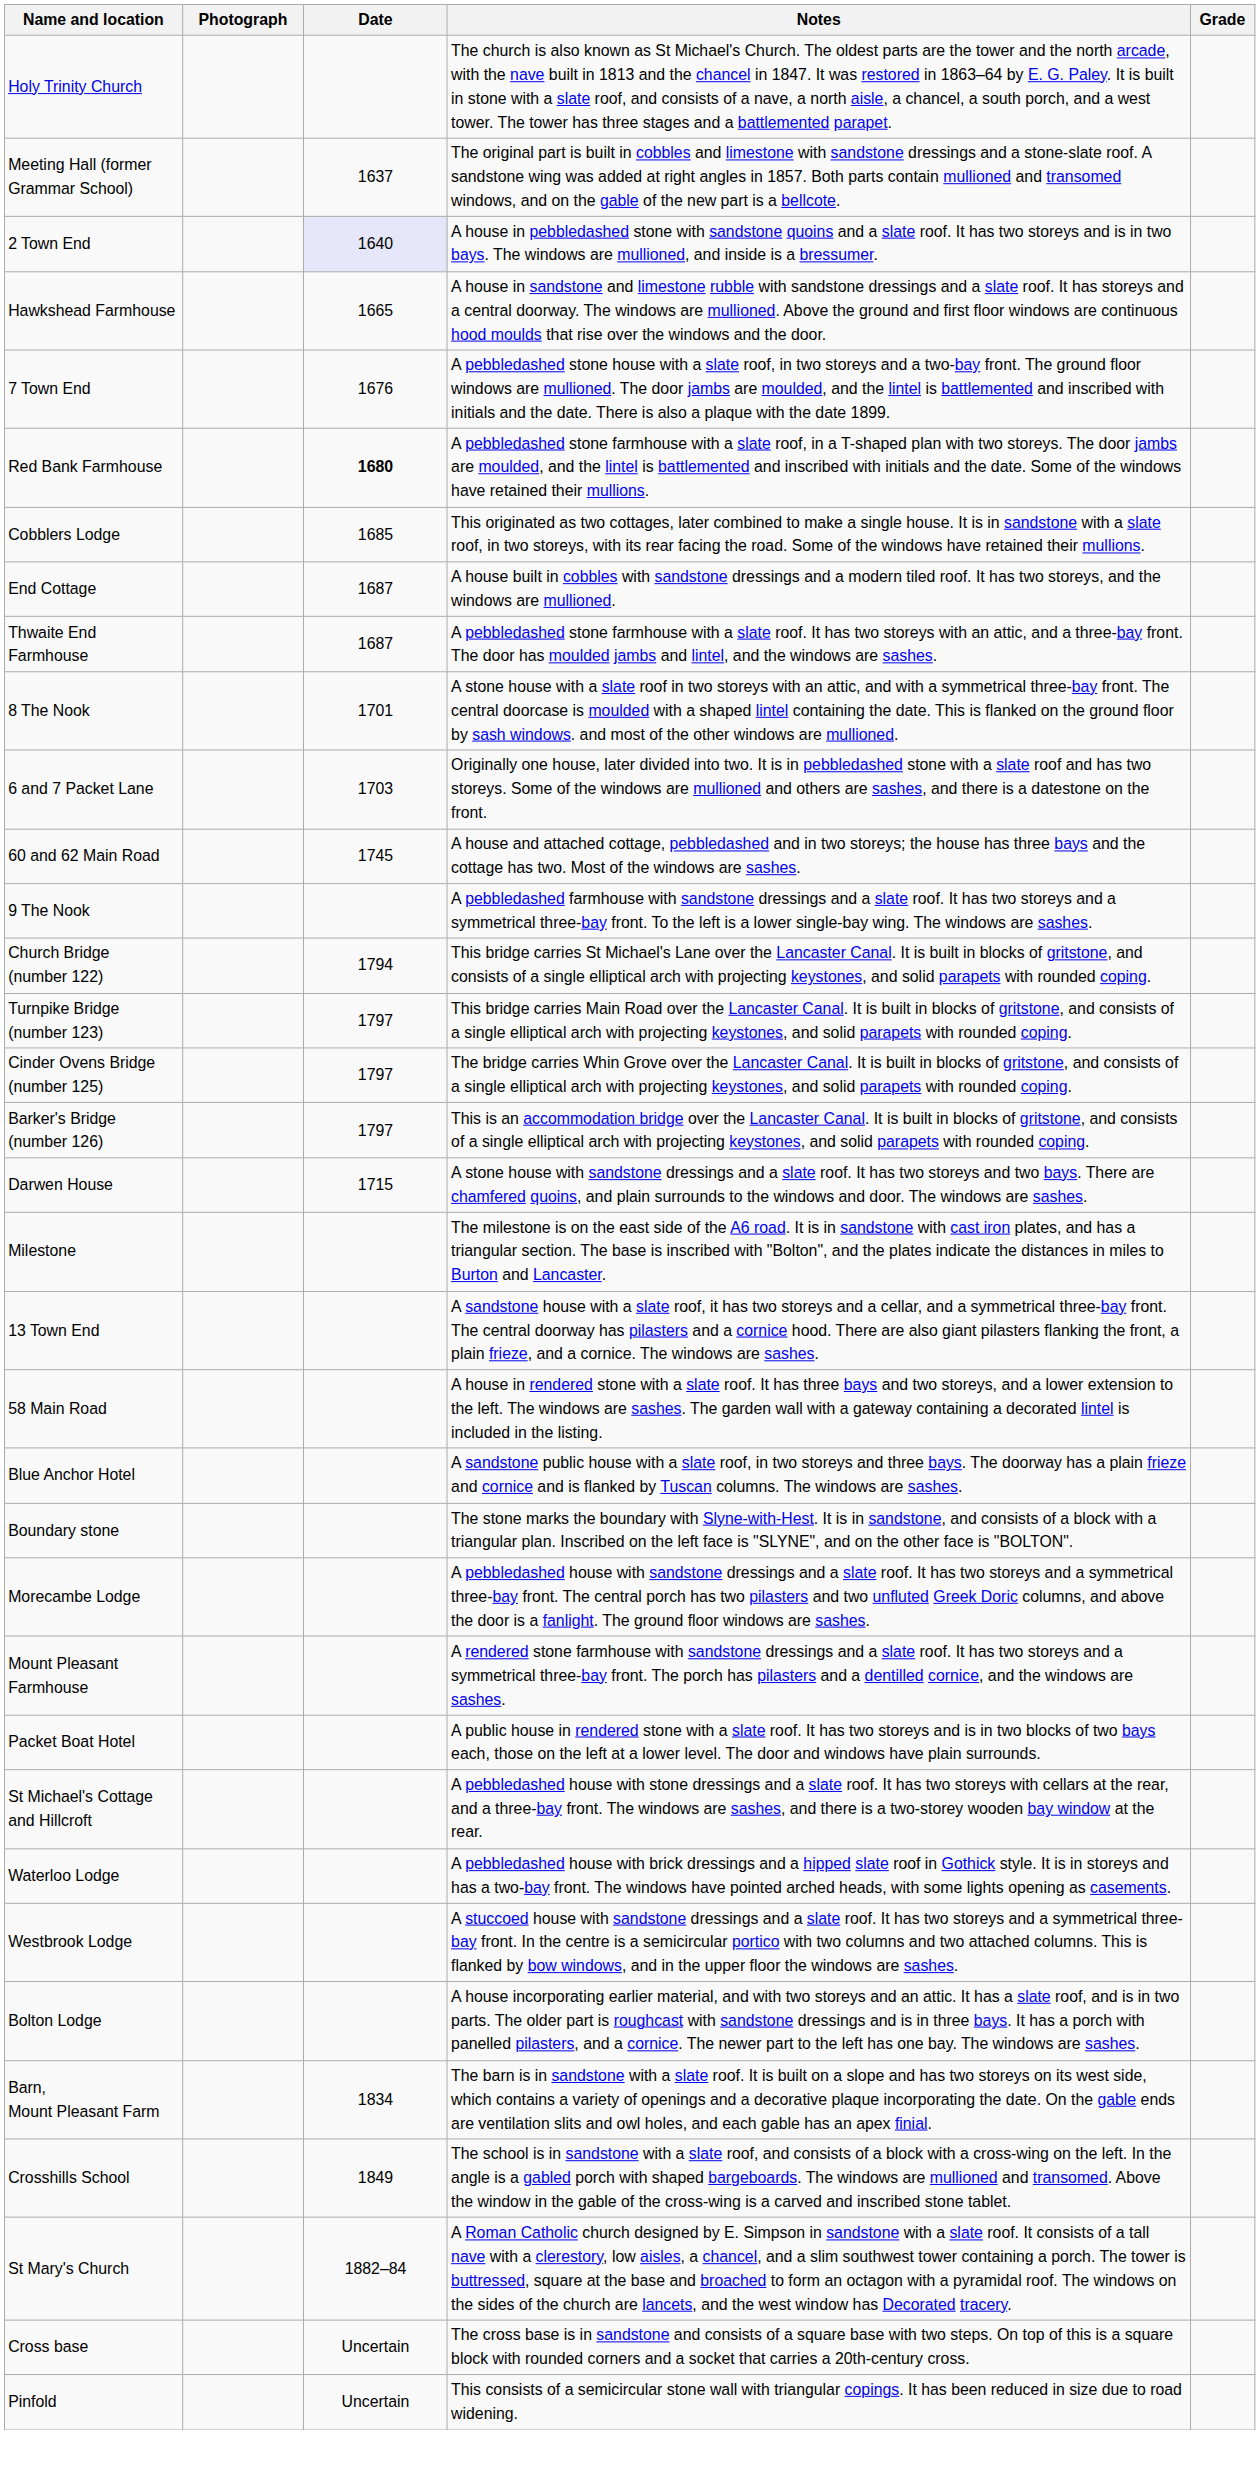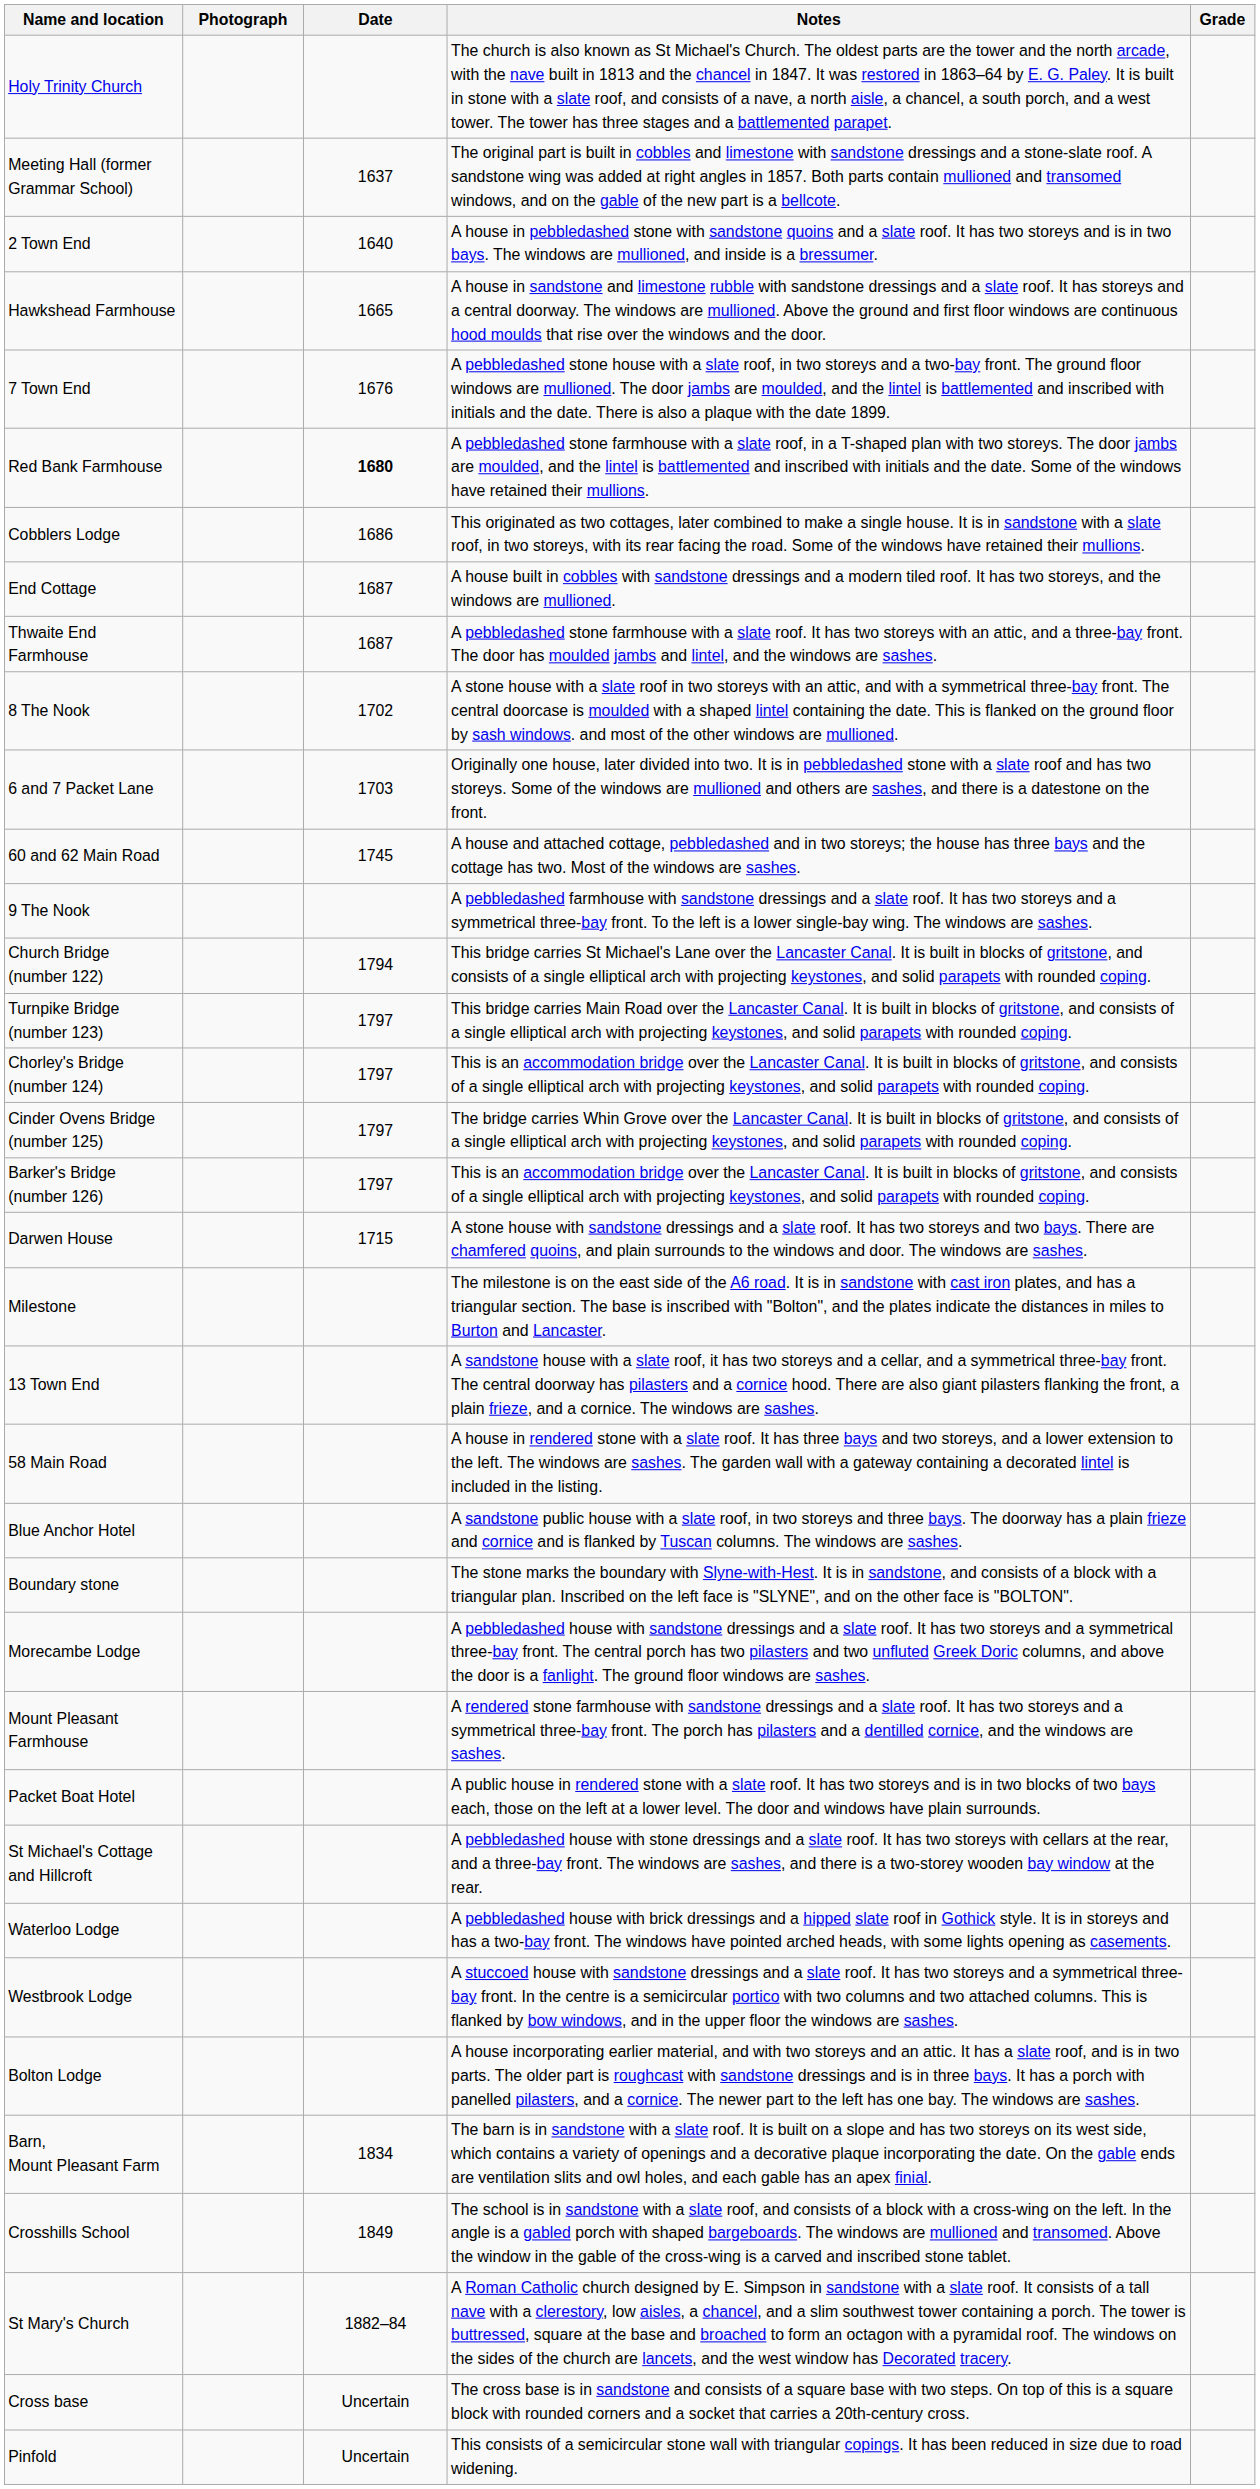(375, 243) lavender background -> (375, 243) no background
(375, 534) 1685 -> (375, 534) 1686
(375, 710) 1701 -> (375, 710) 1702
+ row: (66, 1075)
